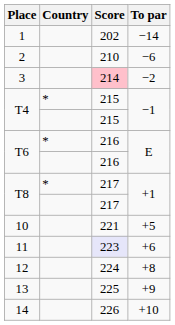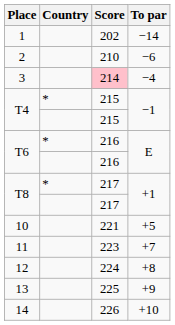(149, 78) −2 -> (149, 78) −4
(109, 246) lavender background -> (109, 246) no background
(149, 246) +6 -> (149, 246) +7
